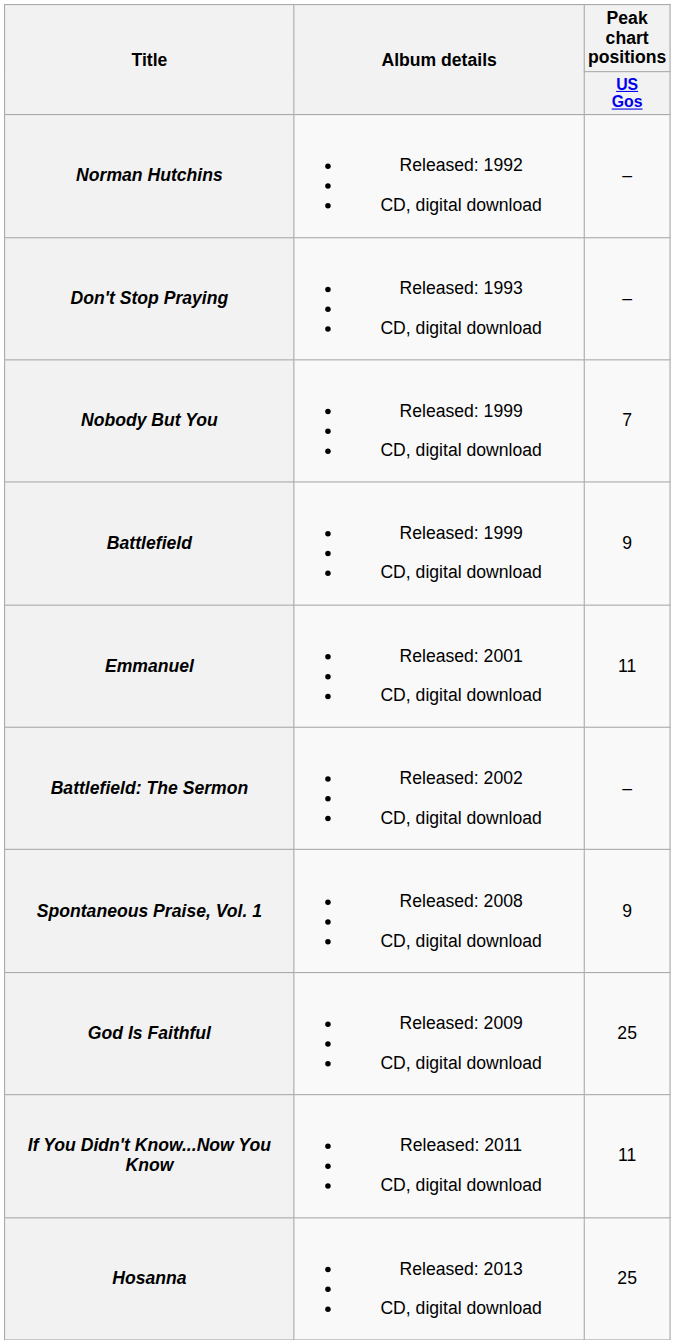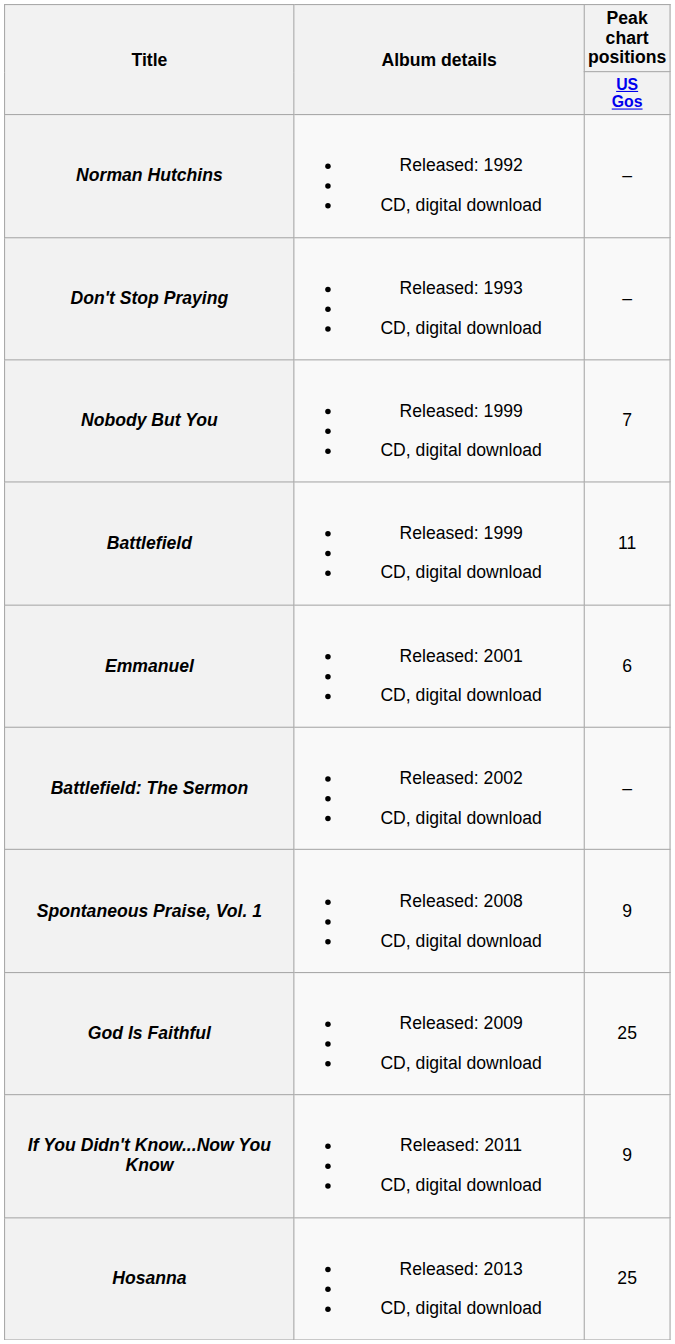(627, 543) 9 -> (627, 543) 11
(627, 665) 11 -> (627, 665) 6
(627, 1155) 11 -> (627, 1155) 9
